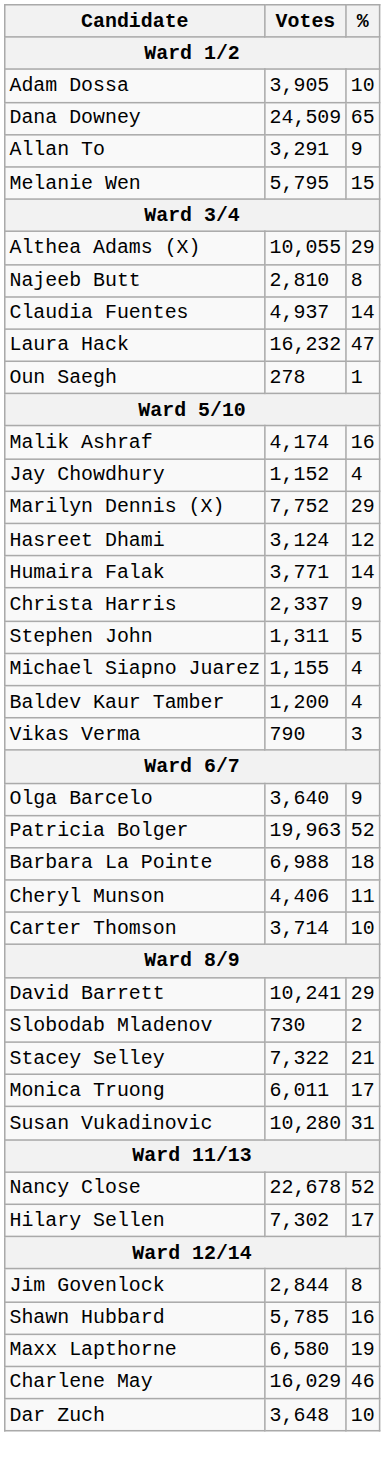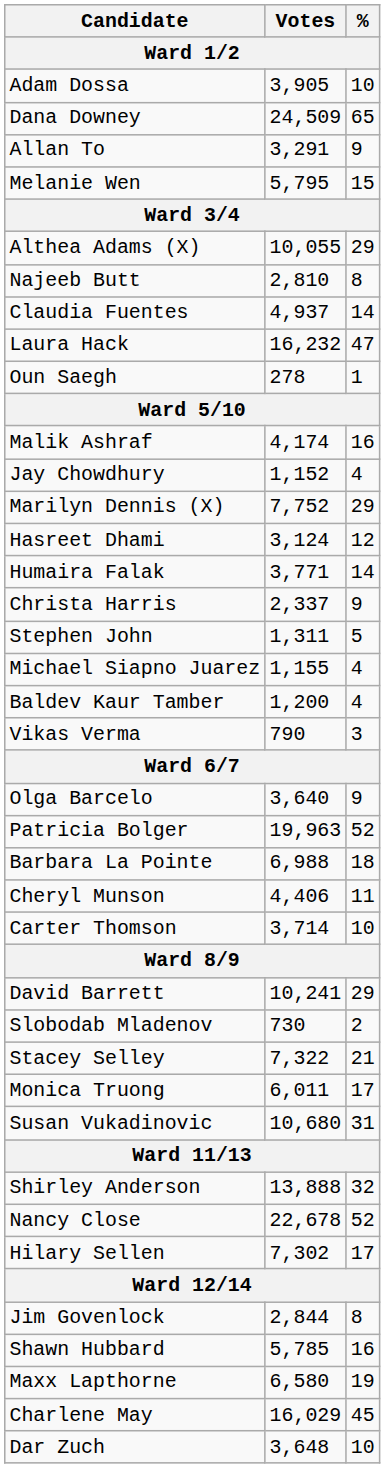(305, 1123) 10,280 -> (305, 1123) 10,680
+ row: (105, 1188)
(363, 1382) 46 -> (363, 1415) 45
